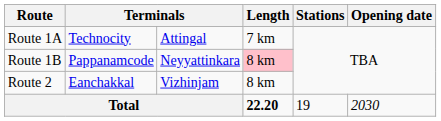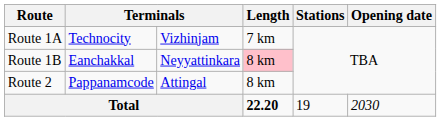(183, 37) Attingal -> (190, 37) Vizhinjam
(111, 60) Pappanamcode -> (101, 60) Eanchakkal
(101, 82) Eanchakkal -> (111, 82) Pappanamcode
(190, 82) Vizhinjam -> (183, 82) Attingal
